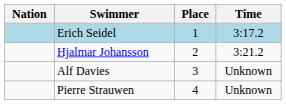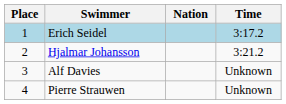columns swapped: (195, 14) <-> (29, 14)
